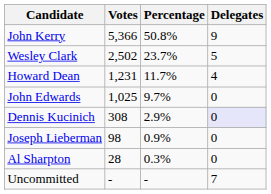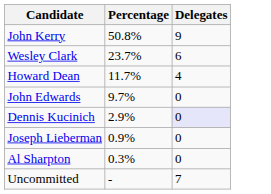- column: (123, 14)
(214, 55) 5 -> (178, 55) 6
